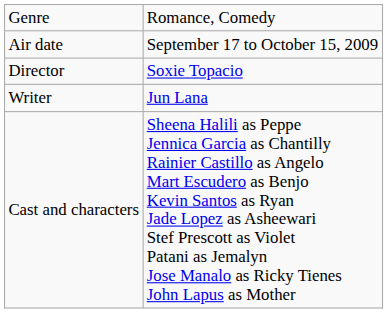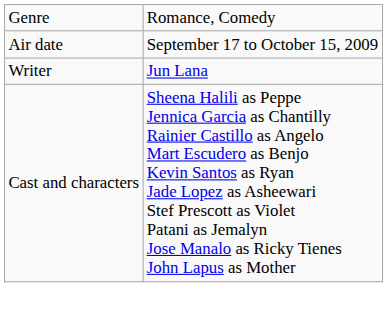- row: (36, 71)
